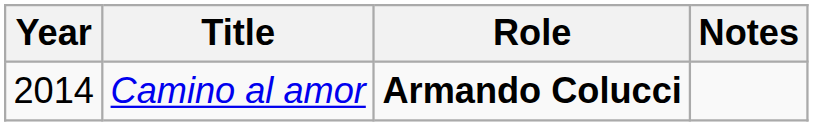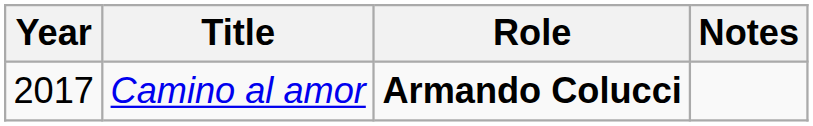(54, 90) 2014 -> (54, 90) 2017
